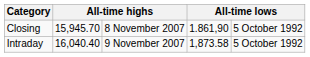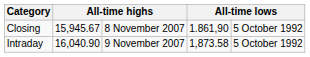(77, 28) 15,945.70 -> (77, 28) 15,945.67
(77, 44) 16,040.40 -> (77, 44) 16,040.90
